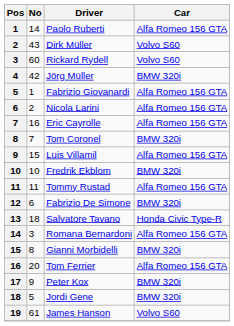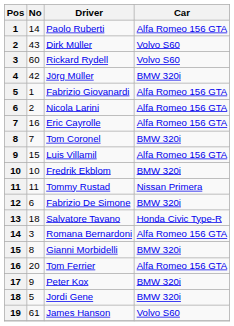(182, 186) Alfa Romeo 156 GTA -> (169, 186) Nissan Primera
